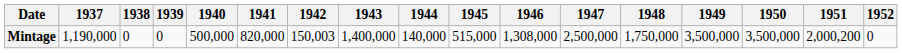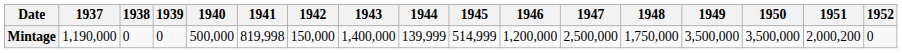(262, 36) 820,000 -> (262, 36) 819,998
(313, 36) 150,003 -> (313, 36) 150,000
(424, 36) 140,000 -> (424, 36) 139,999
(474, 36) 515,000 -> (474, 36) 514,999
(530, 36) 1,308,000 -> (530, 36) 1,200,000
